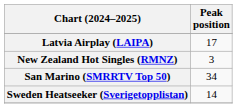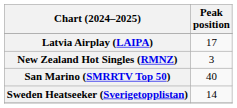(211, 77) 34 -> (211, 77) 40
